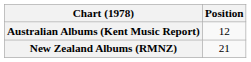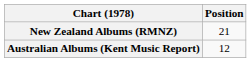rows swapped: (103, 31) <-> (103, 48)
